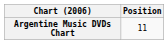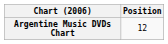(142, 29) 11 -> (142, 29) 12
